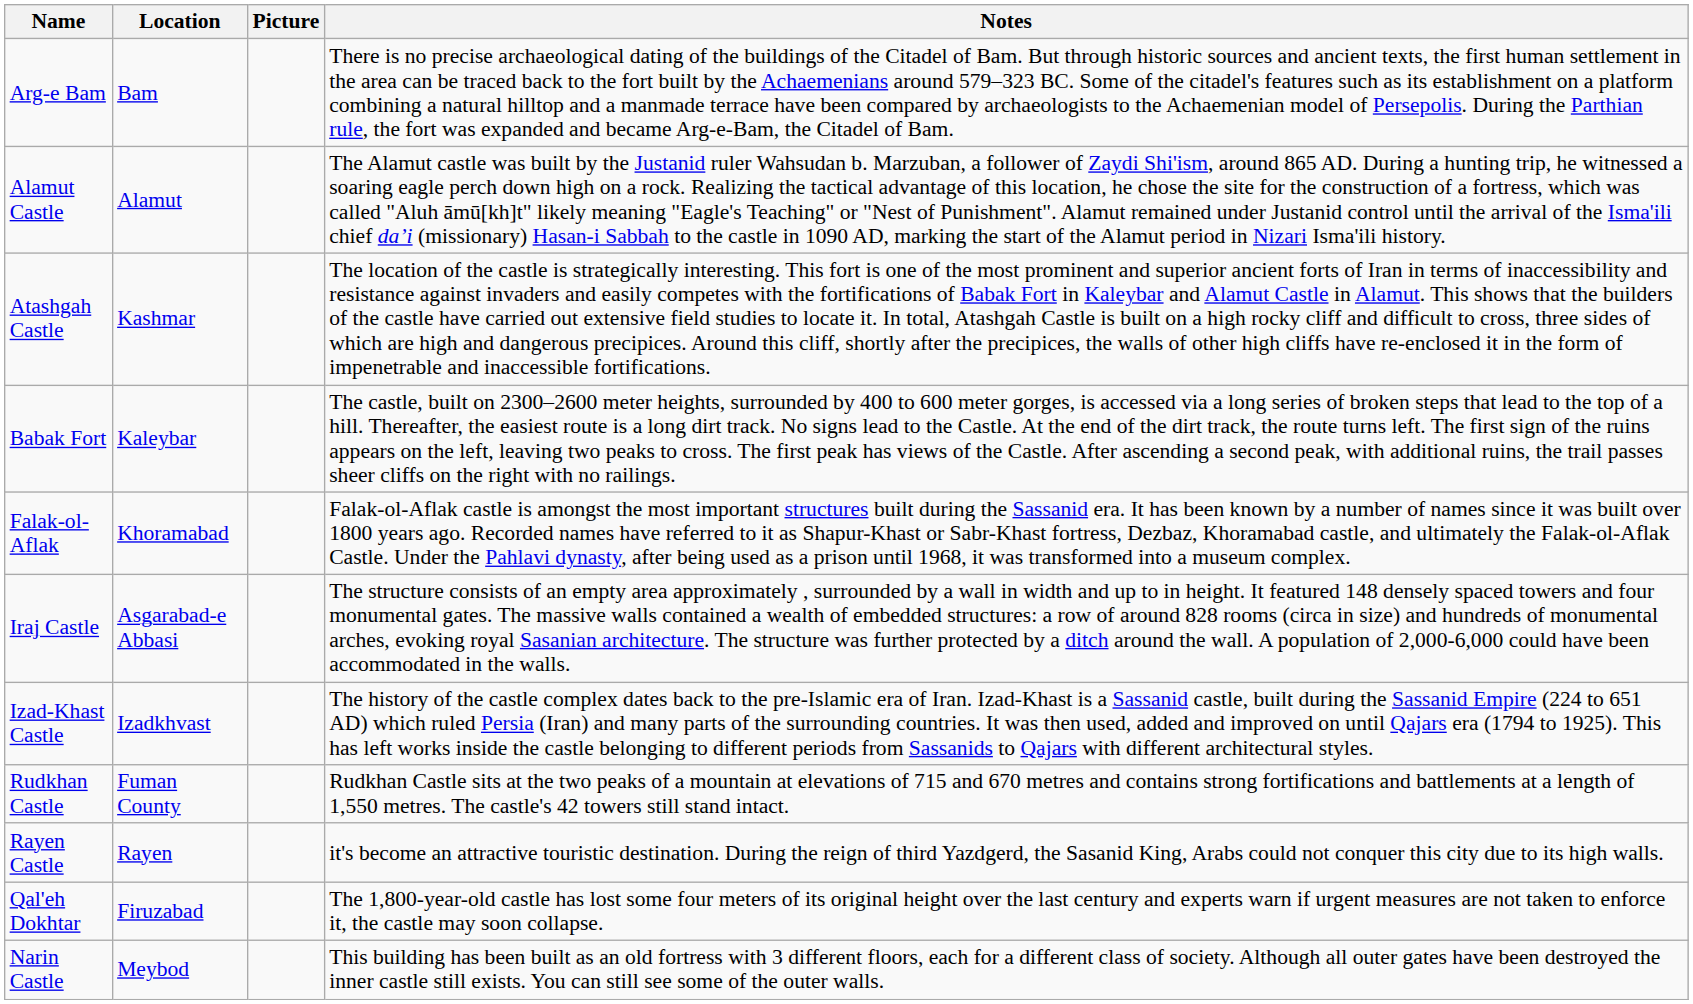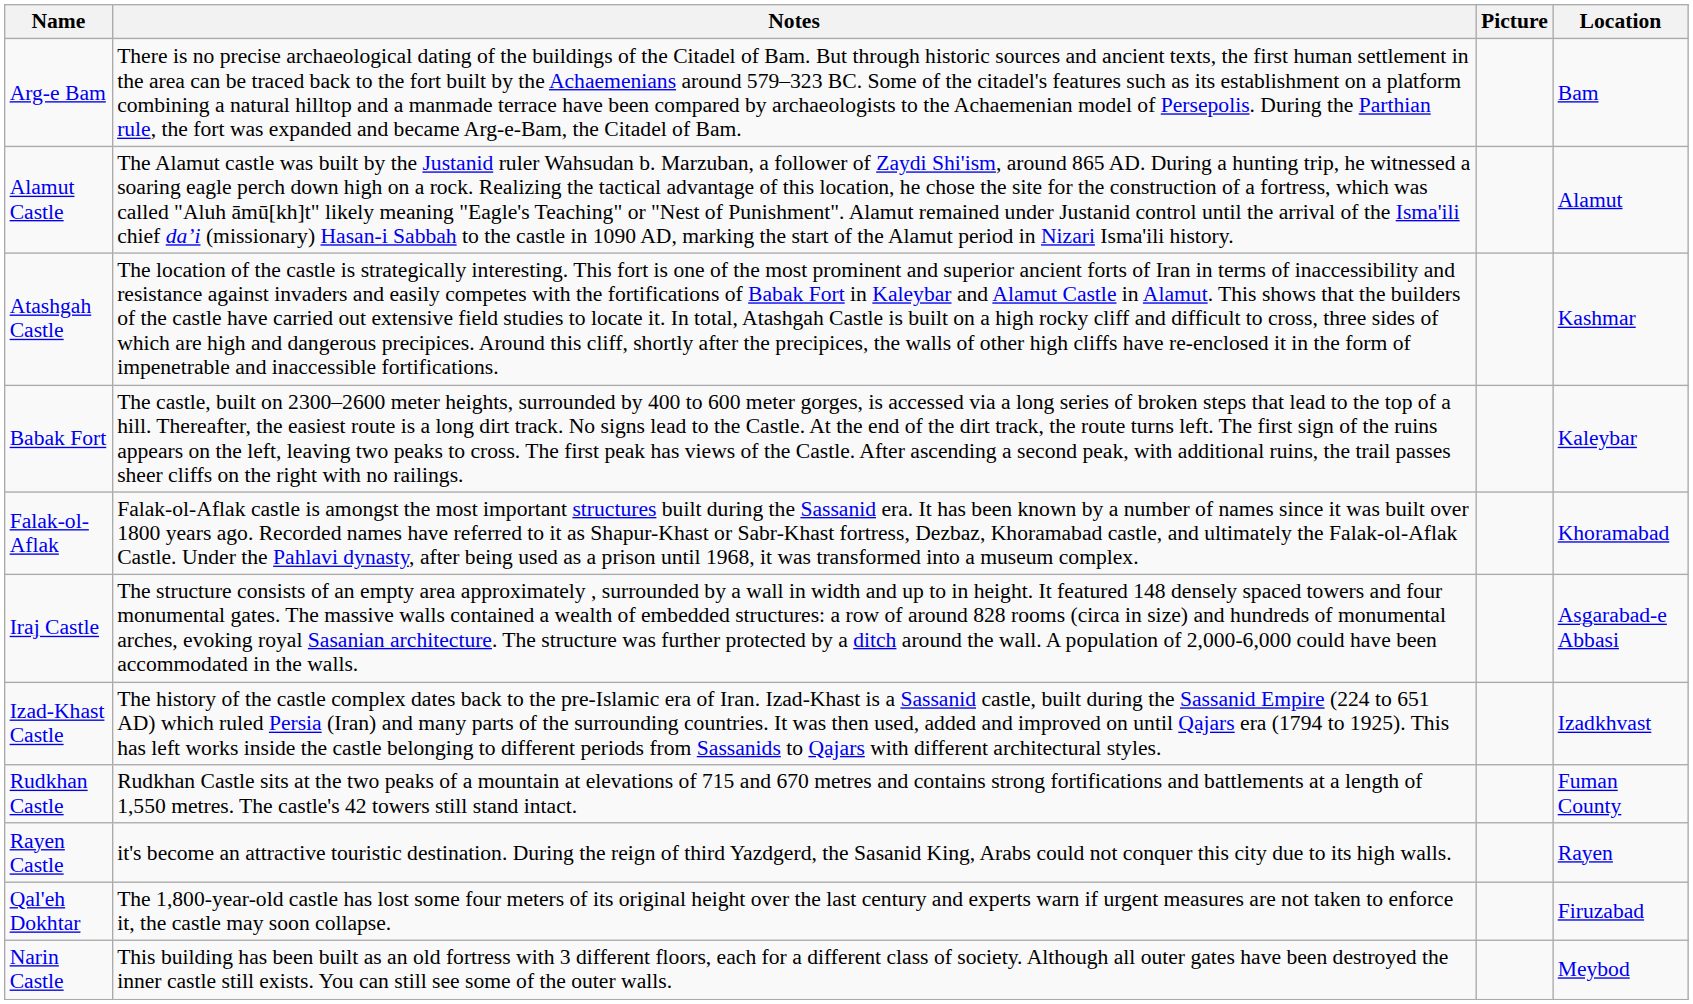columns swapped: (180, 21) <-> (1006, 21)
